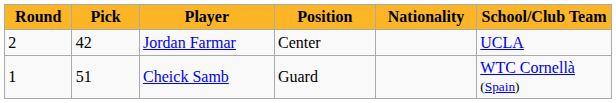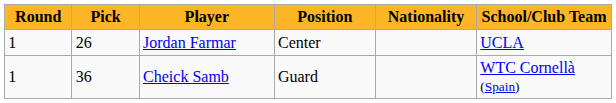(12, 42) 2 -> (12, 42) 1
(84, 42) 42 -> (84, 42) 26
(84, 76) 51 -> (84, 76) 36
